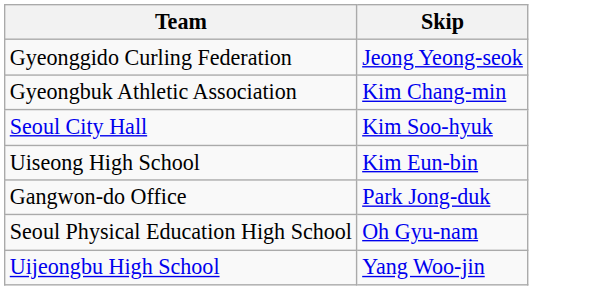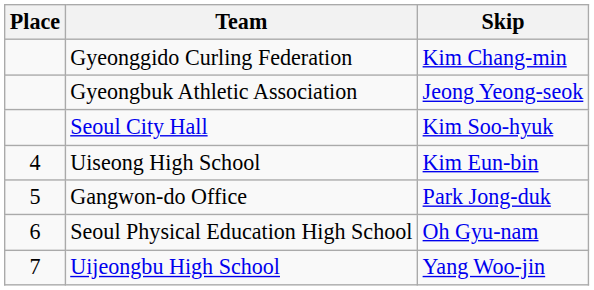+ column: (35, 22)
(443, 57) Jeong Yeong-seok -> (495, 57) Kim Chang-min
(434, 92) Kim Chang-min -> (503, 92) Jeong Yeong-seok
